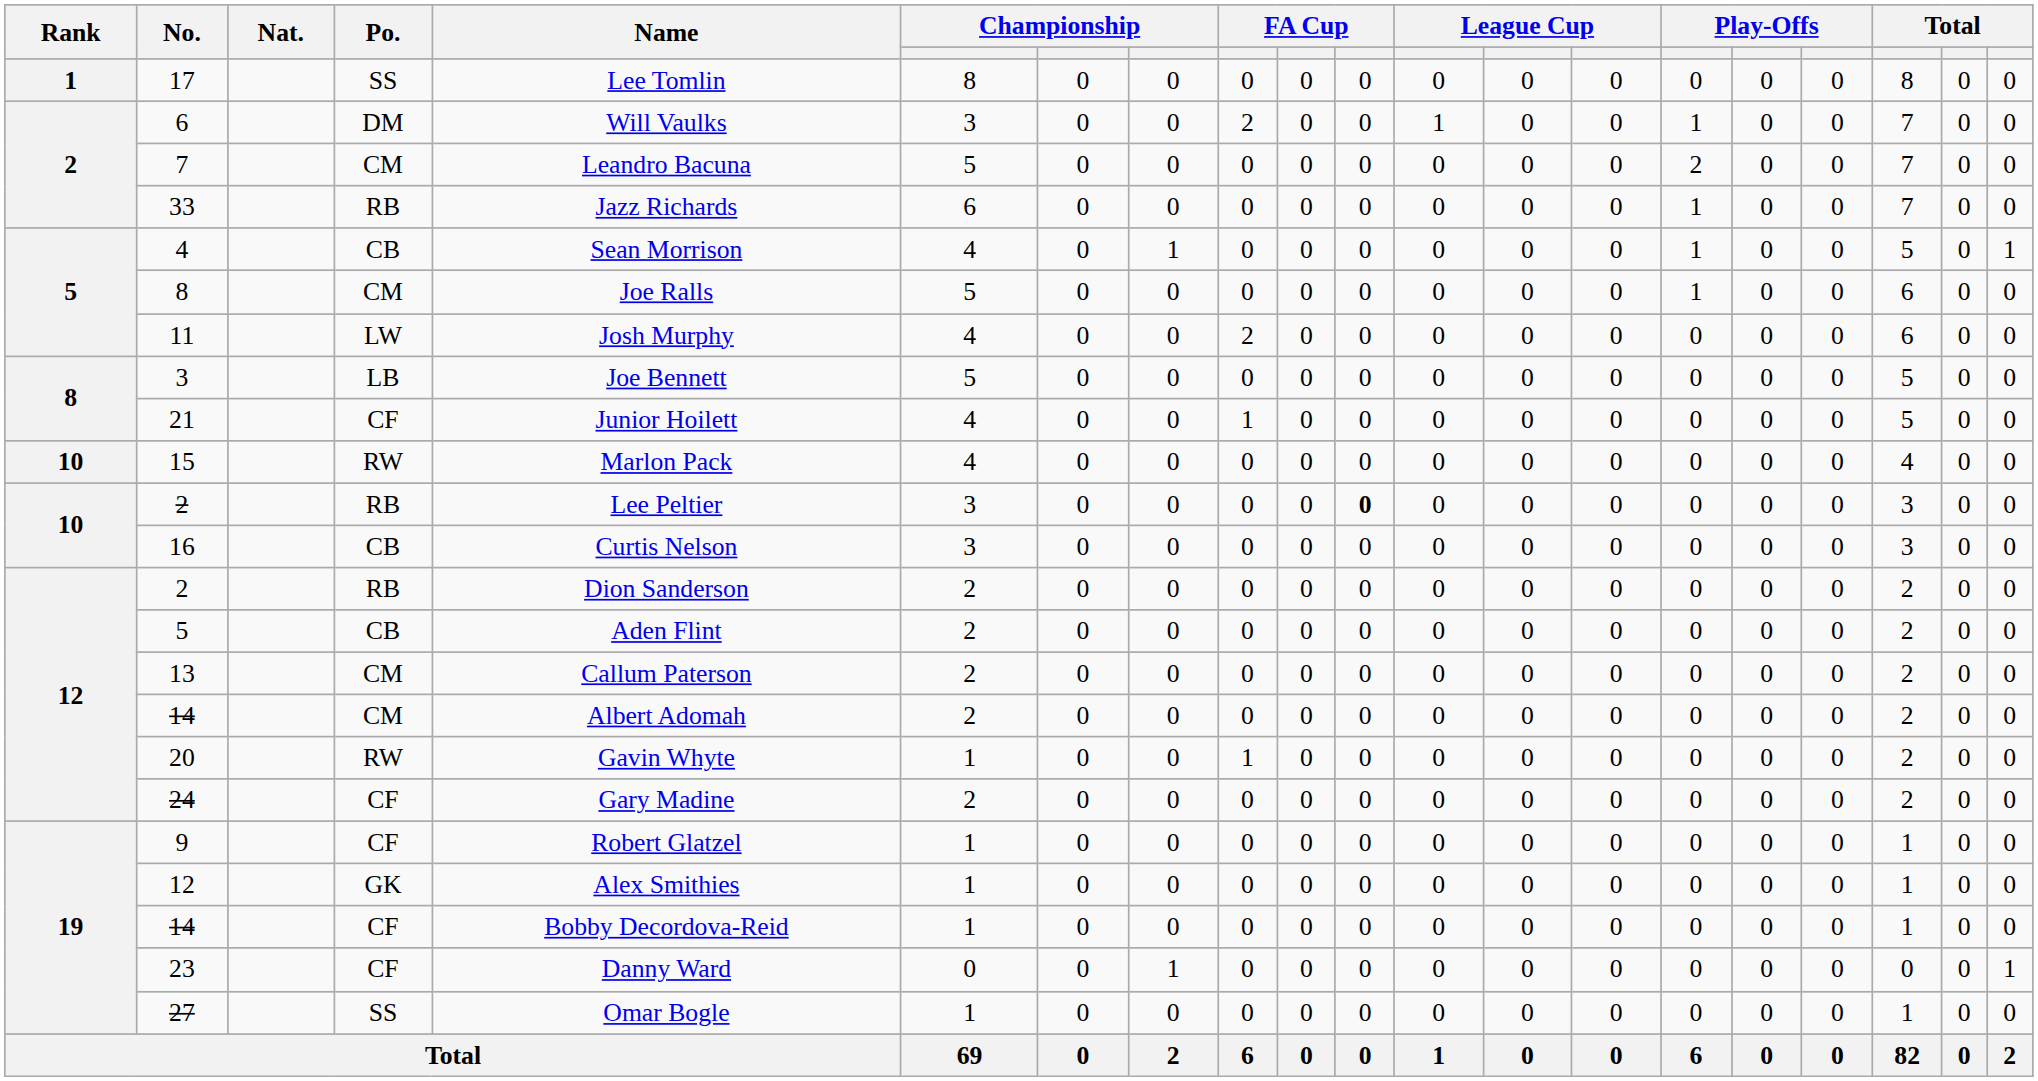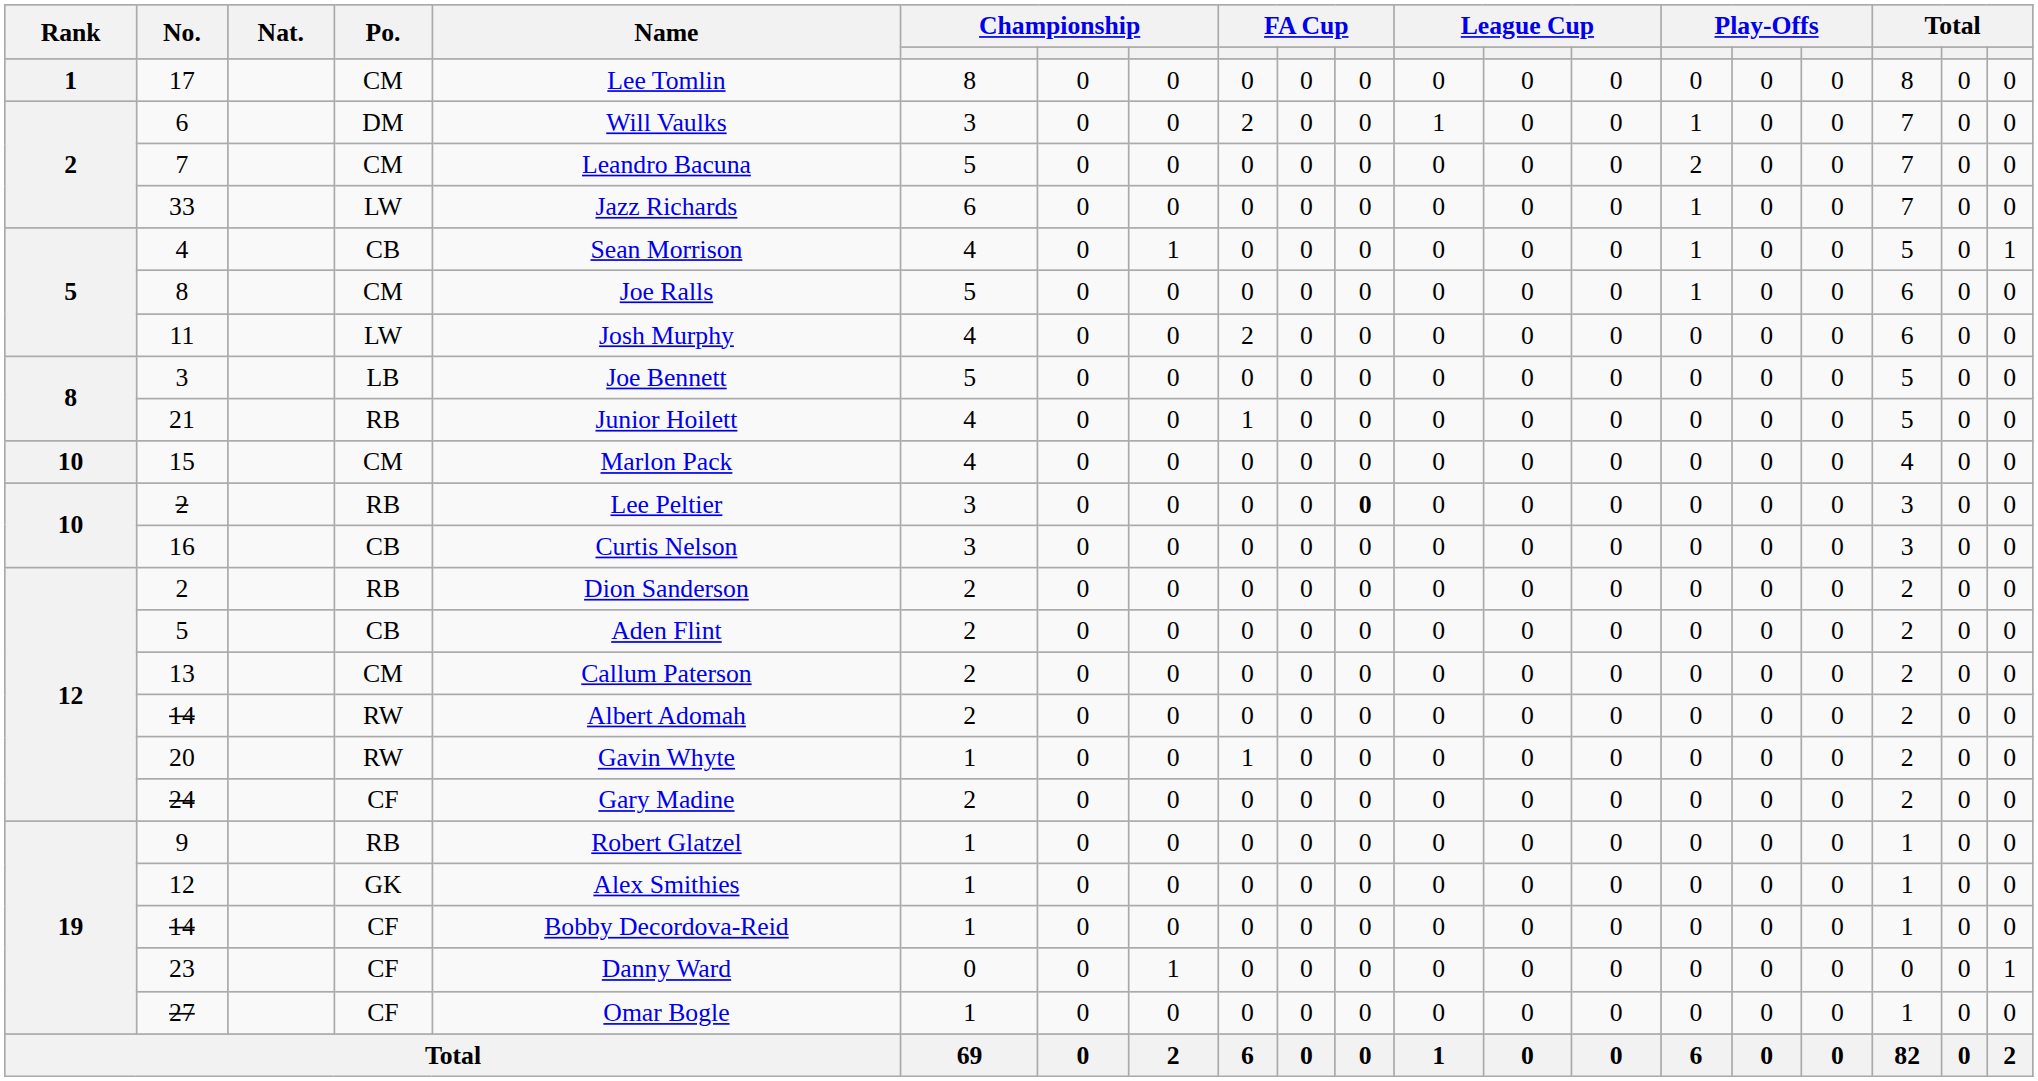(383, 80) SS -> (383, 80) CM
(383, 207) RB -> (383, 207) LW
(383, 419) CF -> (383, 419) RB
(383, 461) RW -> (383, 461) CM
(383, 715) CM -> (383, 715) RW
(383, 842) CF -> (383, 842) RB
(383, 1011) SS -> (383, 1011) CF
